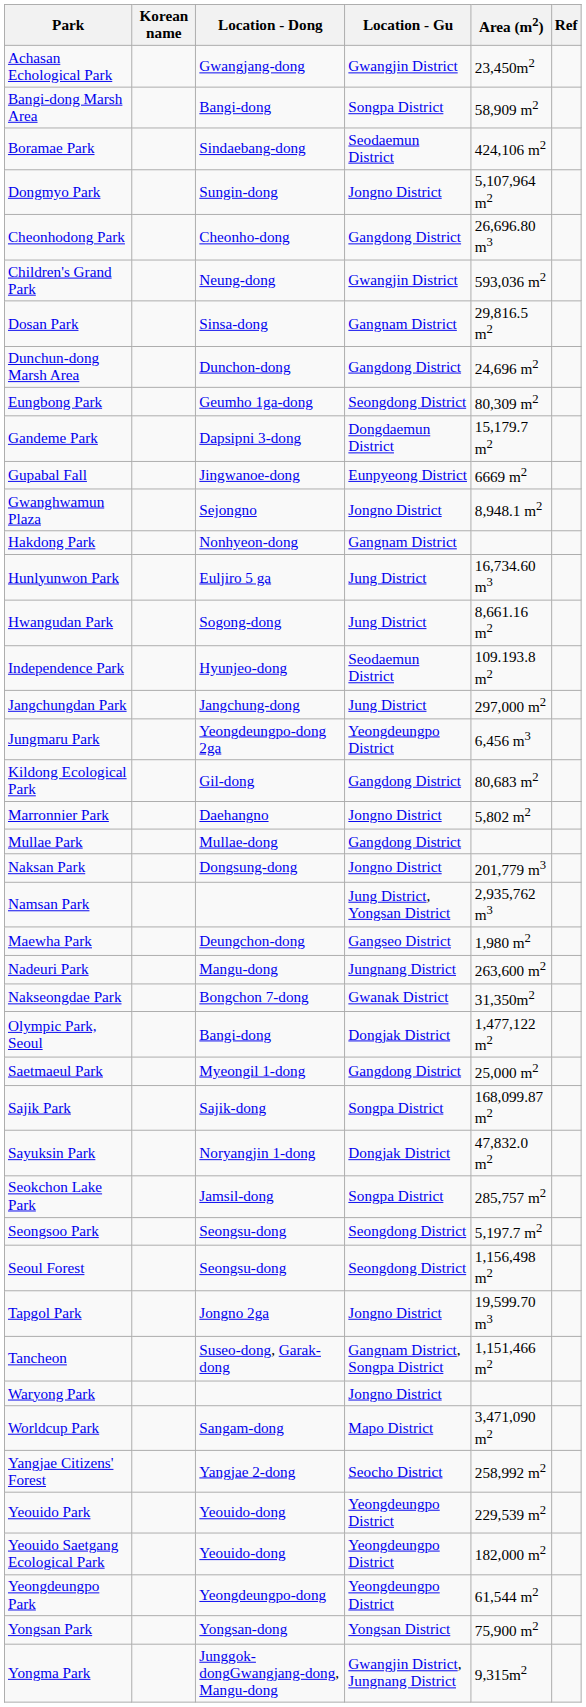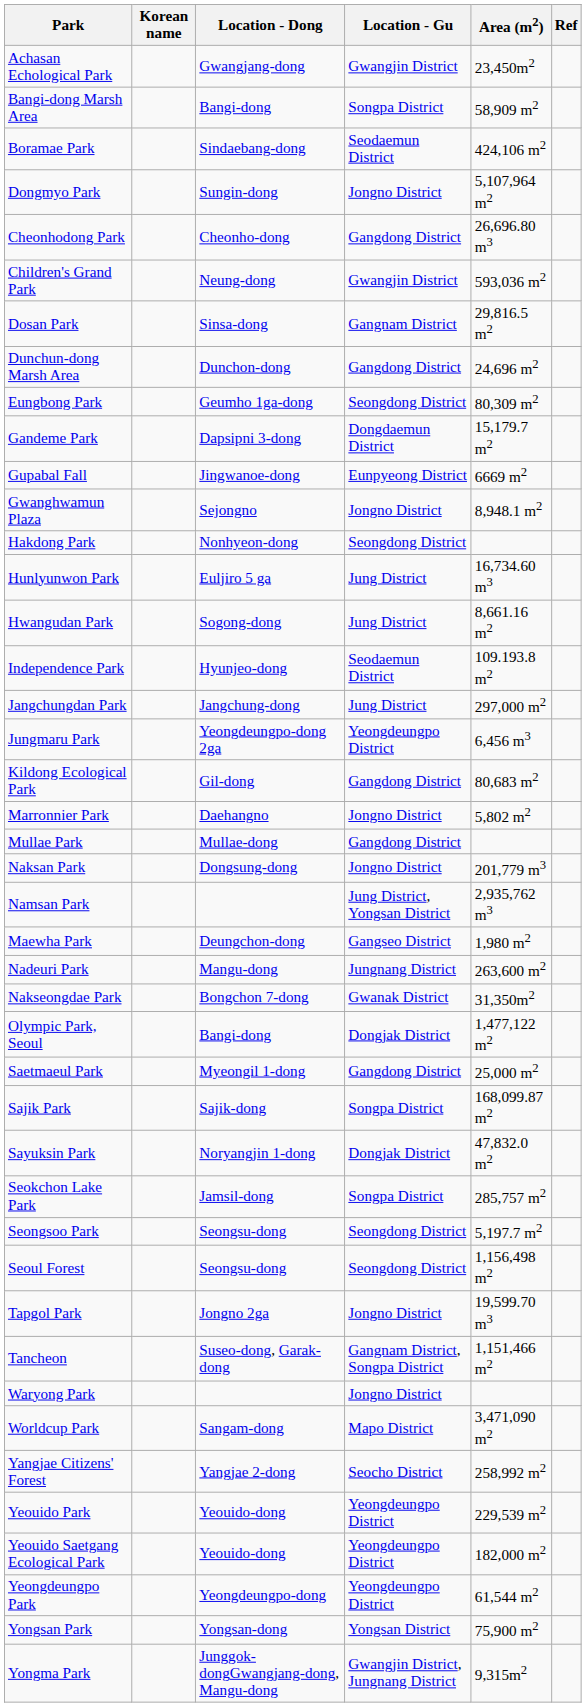(403, 542) Gangnam District -> (407, 542) Seongdong District
